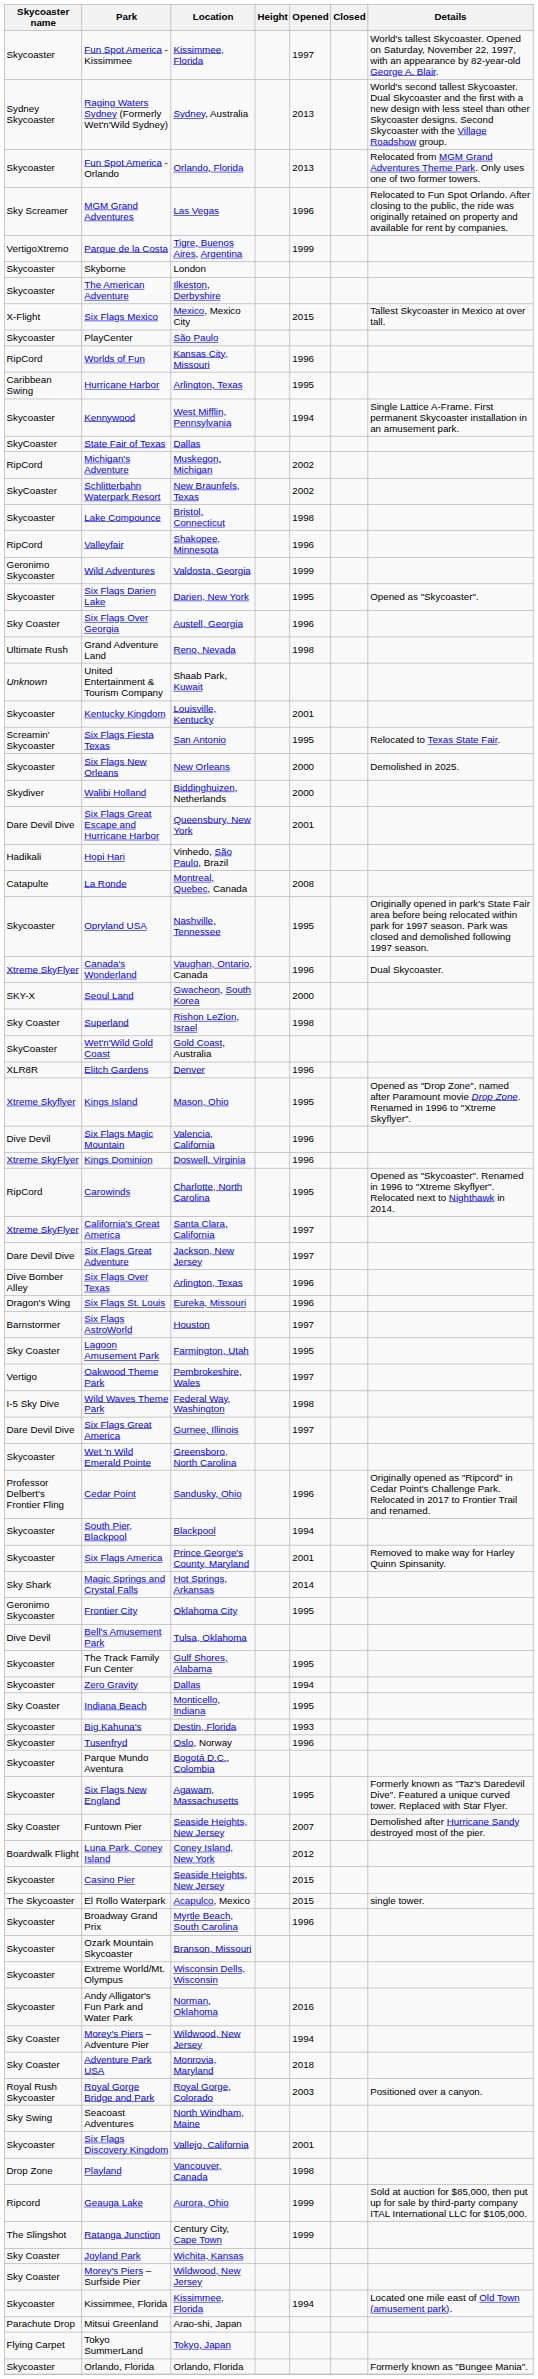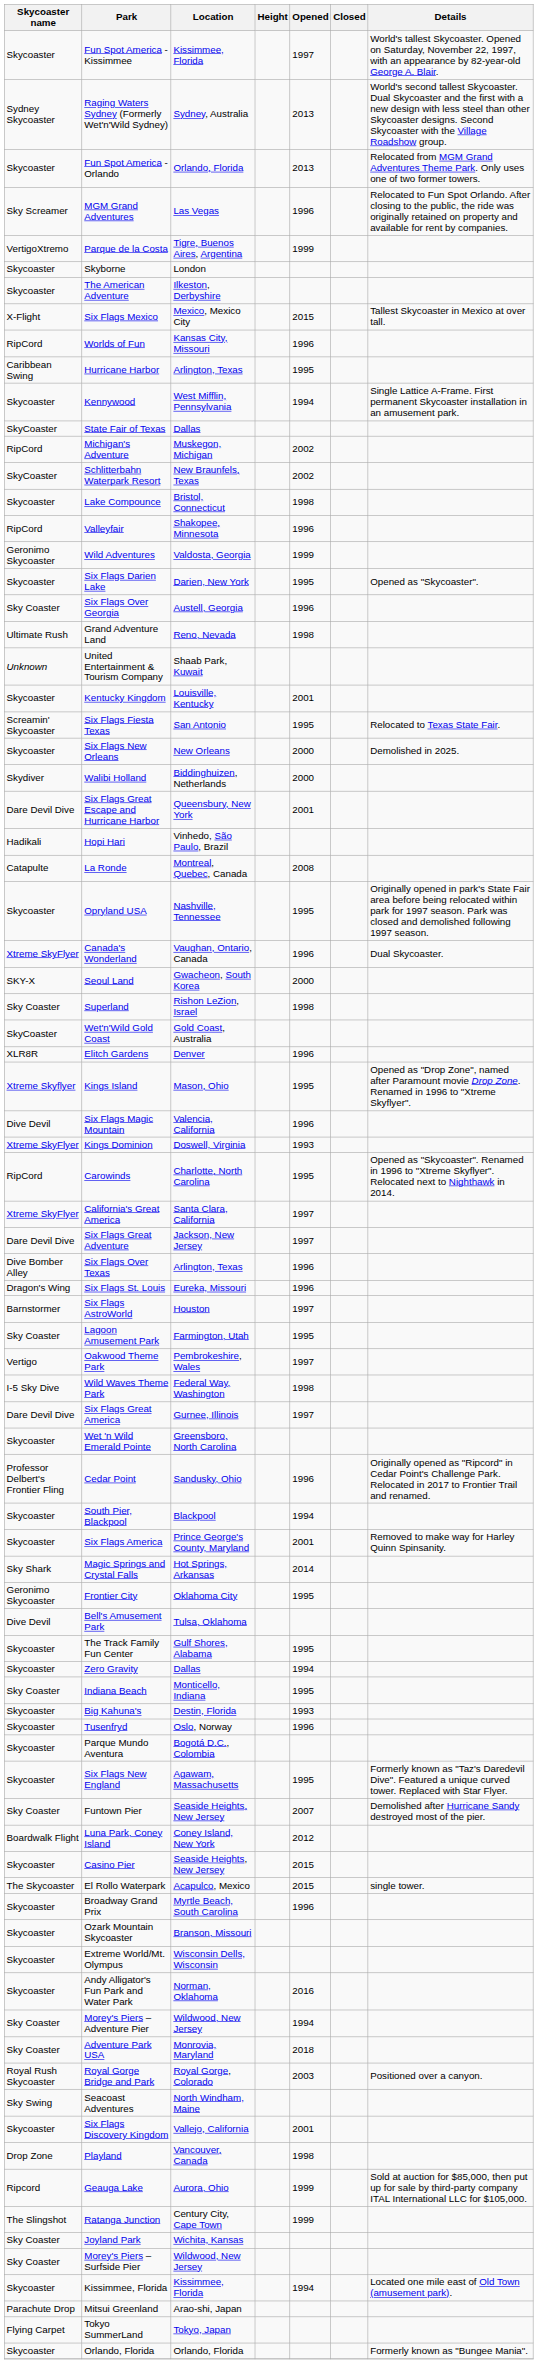- row: (108, 338)
(303, 1160) 1996 -> (303, 1144) 1993
